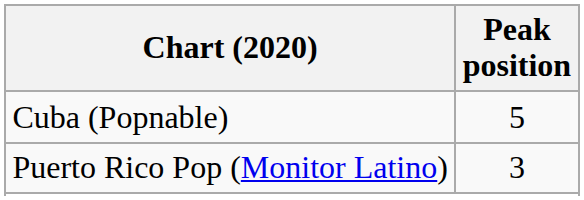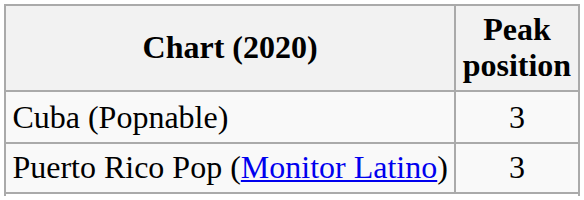(517, 116) 5 -> (517, 116) 3
